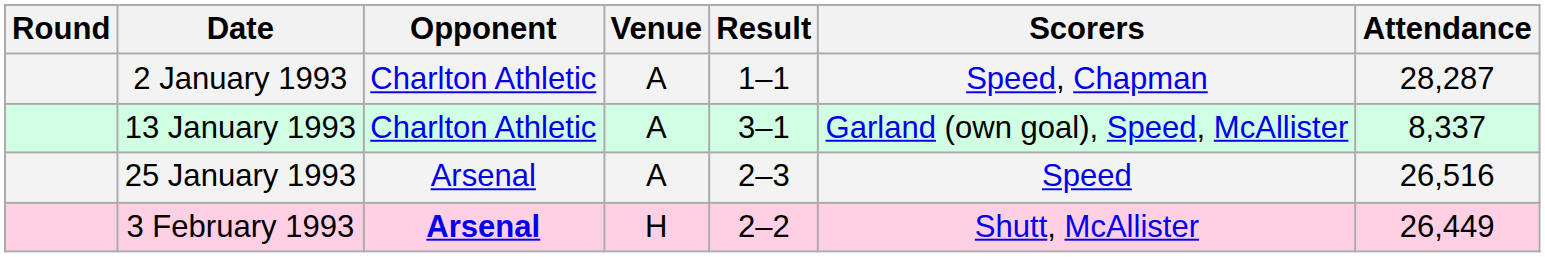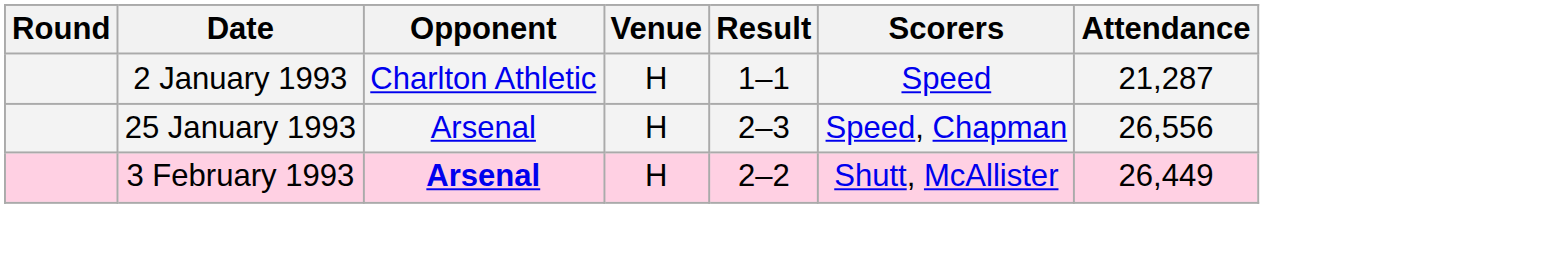(656, 78) A -> (656, 78) H
(1087, 78) Speed, Chapman -> (946, 78) Speed
(1447, 78) 28,287 -> (1166, 78) 21,287
- row: (240, 127)
(656, 176) A -> (656, 127) H
(1087, 176) Speed -> (946, 127) Speed, Chapman
(1447, 176) 26,516 -> (1166, 127) 26,556
